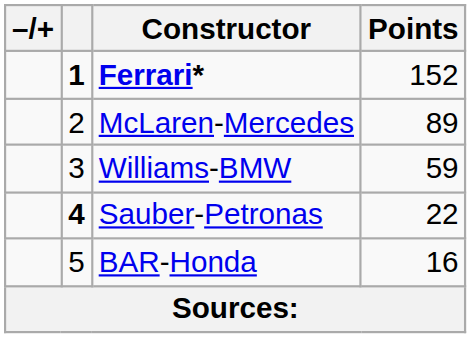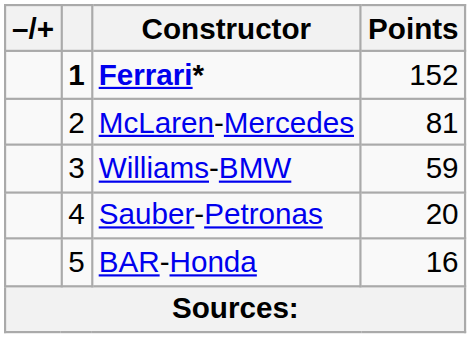(442, 122) 89 -> (442, 122) 81
(76, 215) bold -> (76, 215) normal
(442, 215) 22 -> (442, 215) 20
